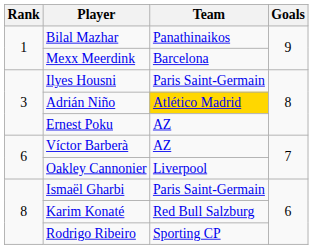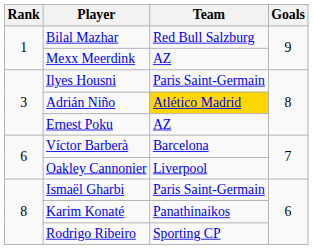(192, 37) Panathinaikos -> (204, 37) Red Bull Salzburg
(181, 59) Barcelona -> (162, 59) AZ
(162, 146) AZ -> (181, 146) Barcelona
(204, 211) Red Bull Salzburg -> (192, 211) Panathinaikos
